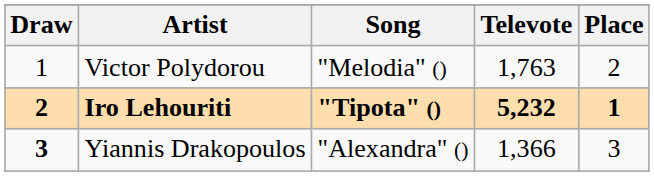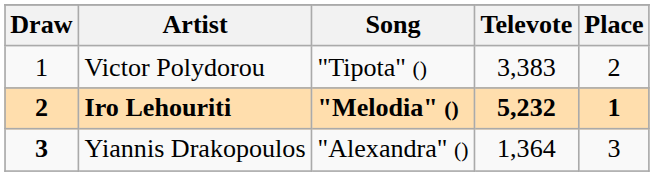(382, 66) "Melodia" () -> (372, 66) "Tipota" ()
(526, 66) 1,763 -> (526, 66) 3,383
(379, 107) "Tipota" () -> (388, 107) "Melodia" ()
(526, 149) 1,366 -> (526, 149) 1,364
